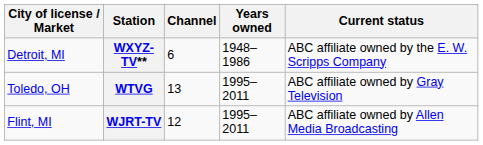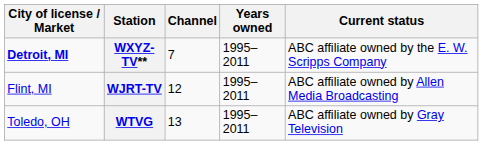(36, 55) normal -> (38, 55) bold
(171, 55) 6 -> (171, 55) 7
(240, 55) 1948–1986 -> (240, 55) 1995–2011
rows swapped: (134, 122) <-> (134, 89)
